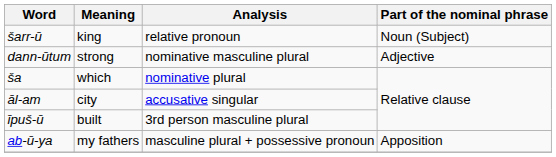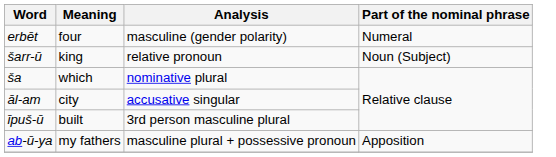+ row: (23, 36)
- row: (39, 57)
